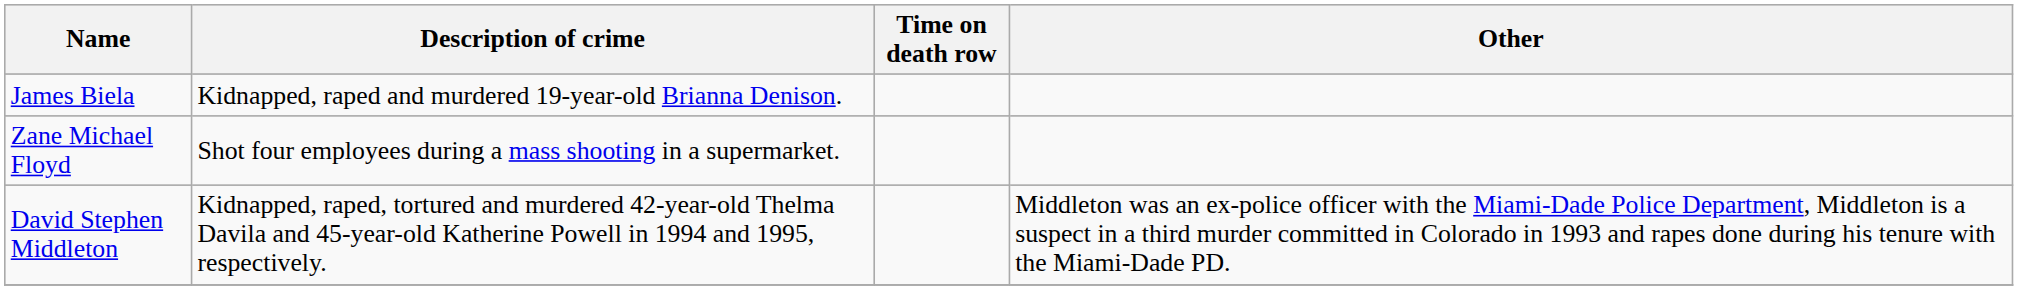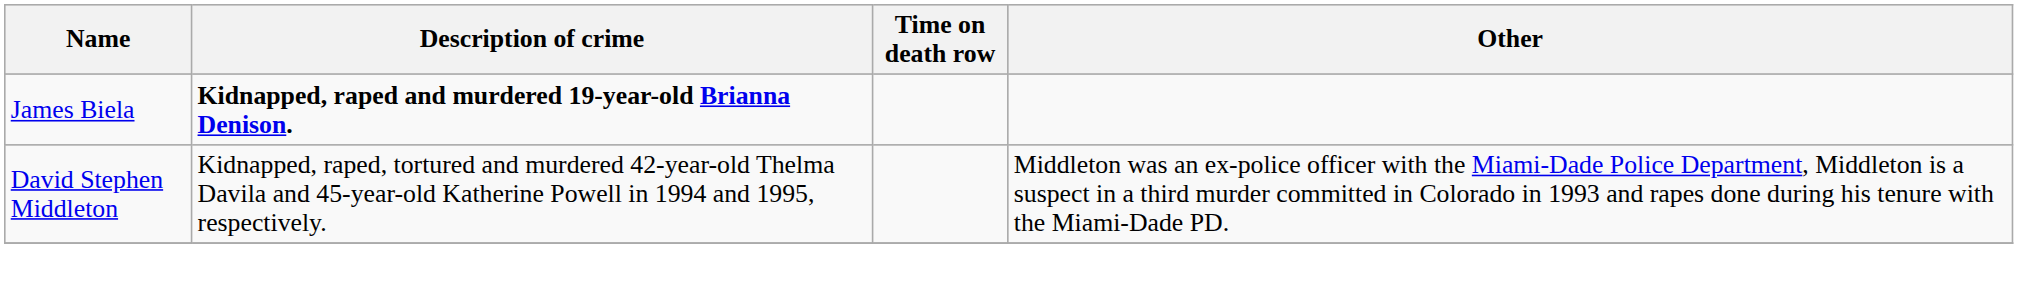(520, 94) normal -> (494, 109) bold
- row: (82, 150)
